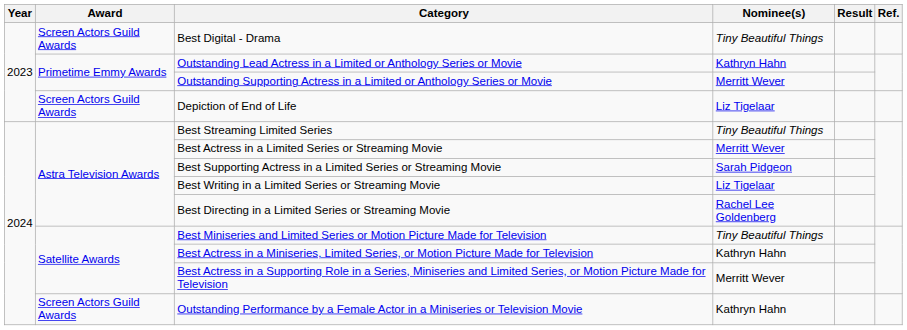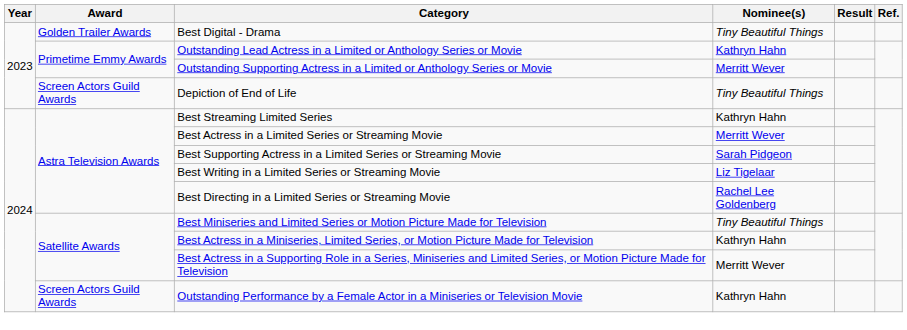(89, 38) Screen Actors Guild Awards -> (95, 31) Golden Trailer Awards
(745, 106) Liz Tigelaar -> (770, 93) Tiny Beautiful Things
(770, 130) Tiny Beautiful Things -> (751, 117) Kathryn Hahn
